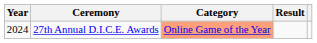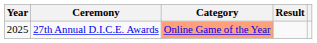(18, 30) 2024 -> (18, 30) 2025
